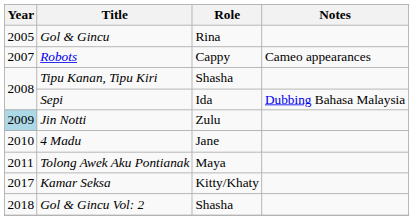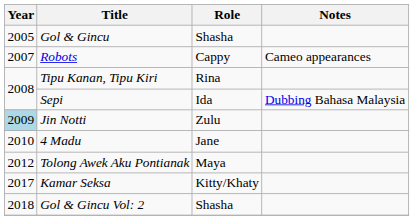(208, 36) Rina -> (214, 36) Shasha
(214, 78) Shasha -> (208, 78) Rina
(21, 162) 2011 -> (21, 162) 2012
